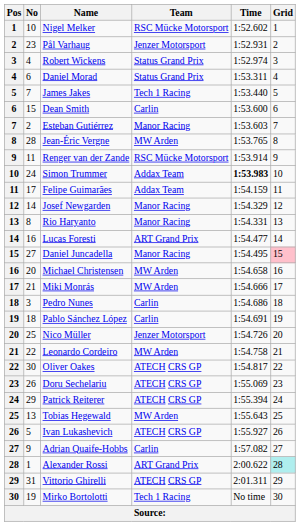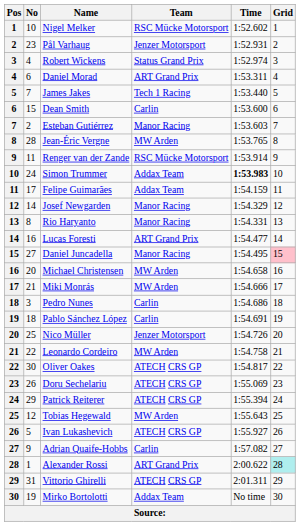(169, 76) Status Grand Prix -> (166, 76) ART Grand Prix
(31, 416) 13 -> (31, 416) 12
(162, 496) Tech 1 Racing -> (159, 496) Addax Team
